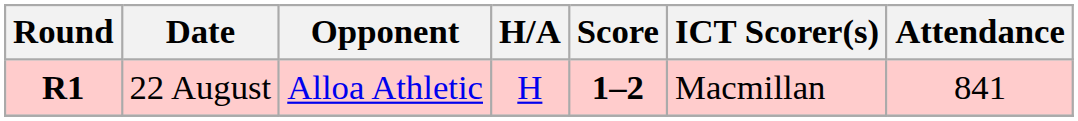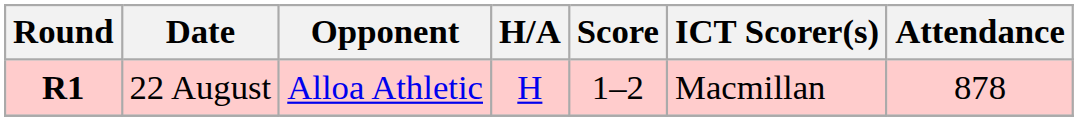(618, 87) bold -> (618, 87) normal
(980, 87) 841 -> (980, 87) 878
